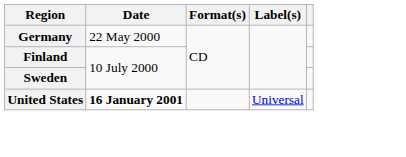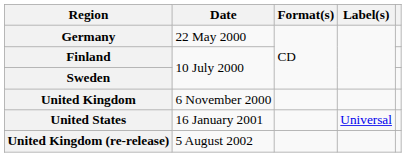+ row: (88, 99)
(136, 99) bold -> (219, 120) normal
+ row: (88, 141)
